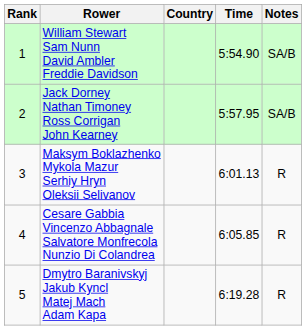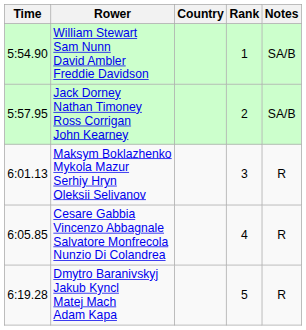columns swapped: (22, 14) <-> (239, 14)
